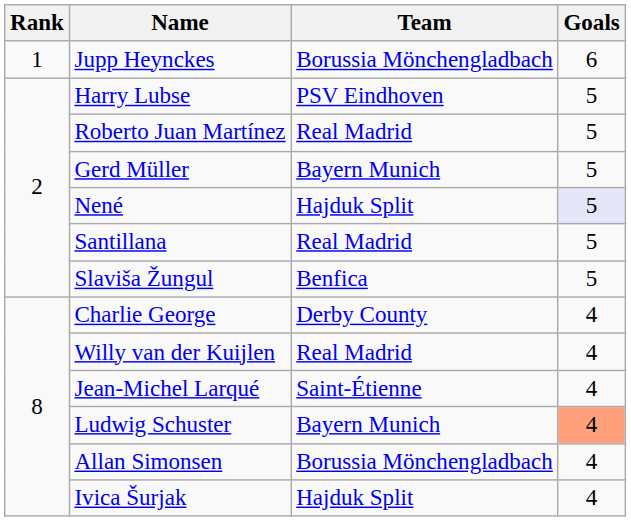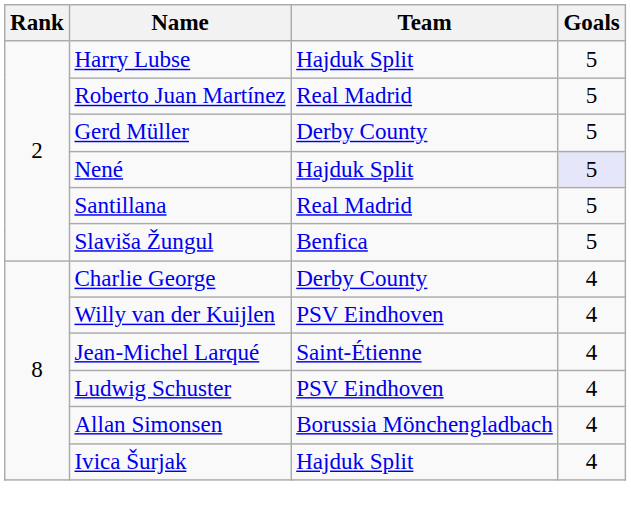- row: (145, 59)
(370, 95) PSV Eindhoven -> (355, 59) Hajduk Split
(368, 168) Bayern Munich -> (362, 132) Derby County
(354, 351) Real Madrid -> (370, 315) PSV Eindhoven
(368, 424) Bayern Munich -> (370, 388) PSV Eindhoven
(592, 424) lightsalmon background -> (592, 388) no background
